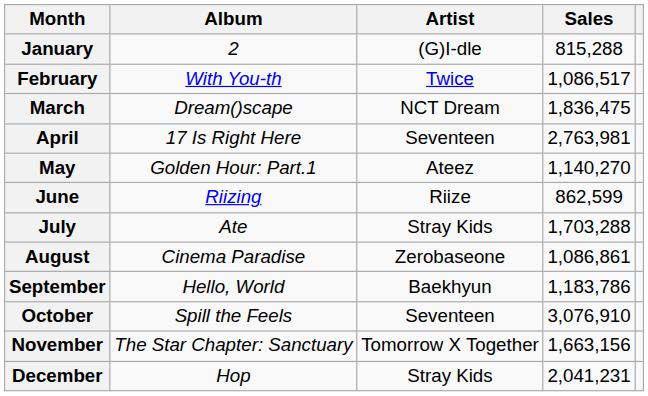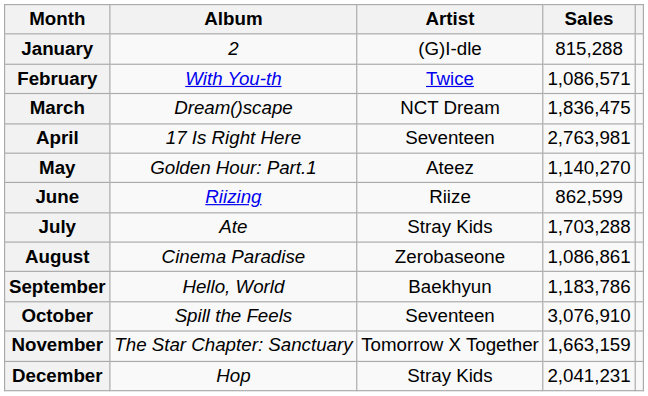(589, 78) 1,086,517 -> (589, 78) 1,086,571
(589, 345) 1,663,156 -> (589, 345) 1,663,159
